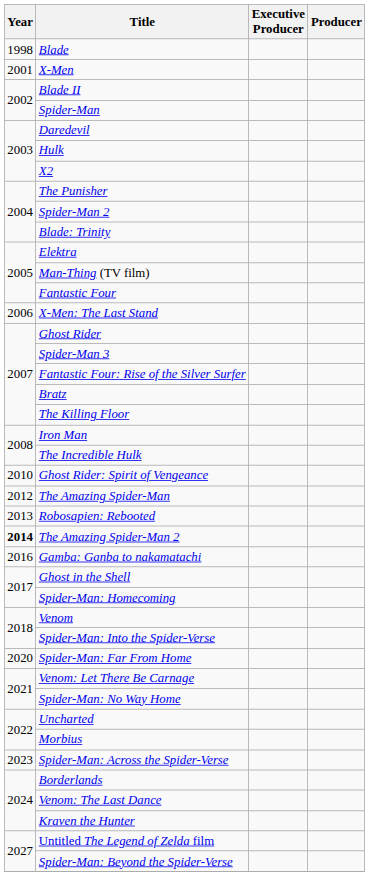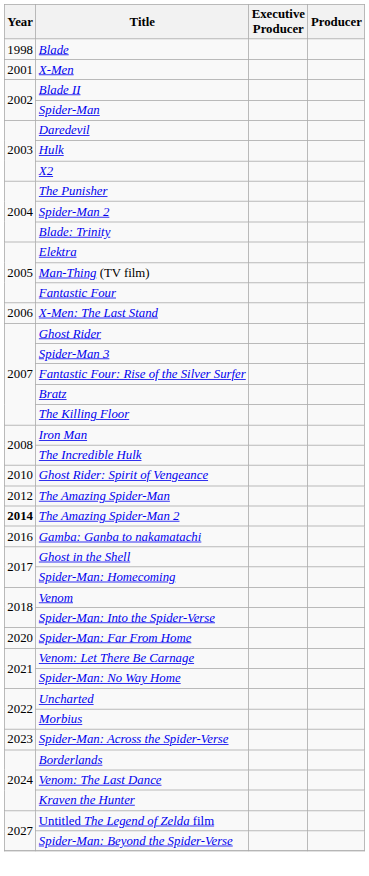- row: (97, 516)
